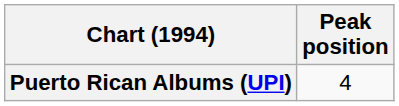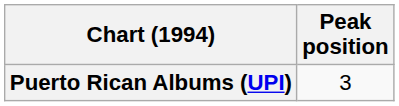(345, 82) 4 -> (345, 82) 3
